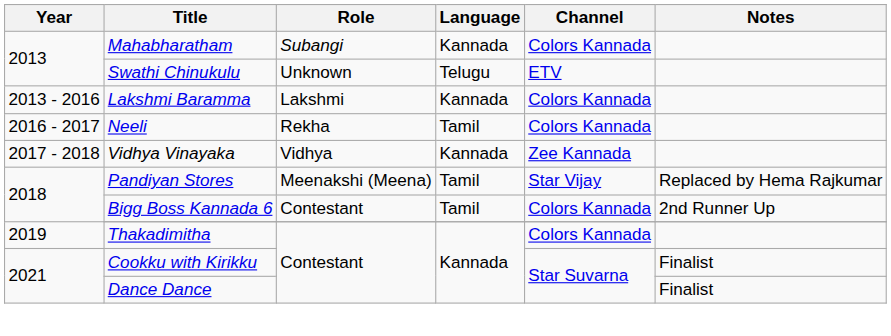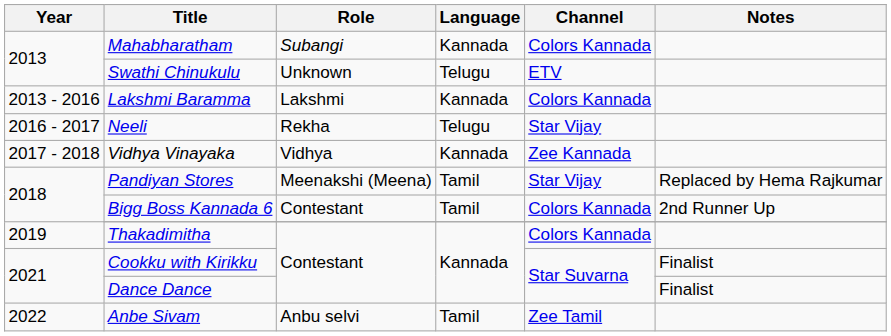(459, 126) Tamil -> (465, 126) Telugu
(590, 126) Colors Kannada -> (565, 126) Star Vijay
+ row: (154, 316)
